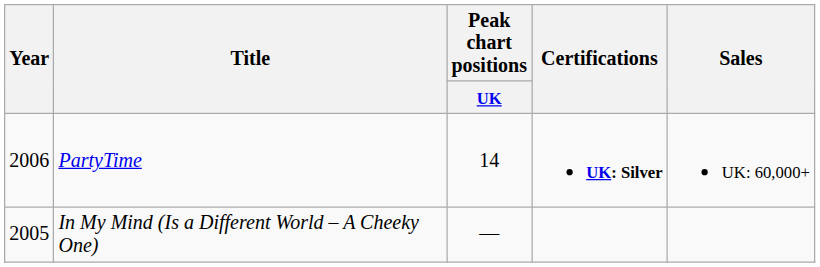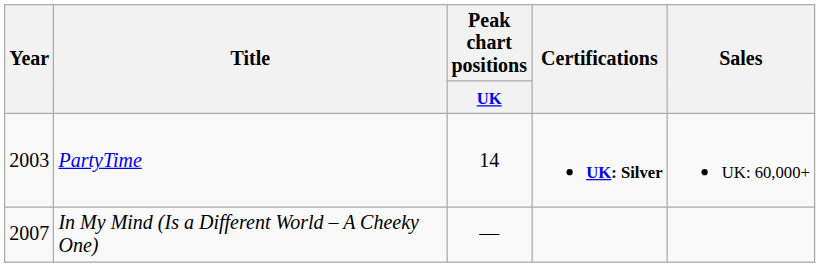(29, 160) 2006 -> (29, 160) 2003
(29, 234) 2005 -> (29, 234) 2007
